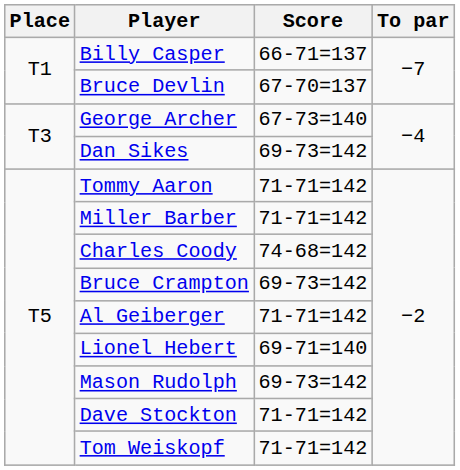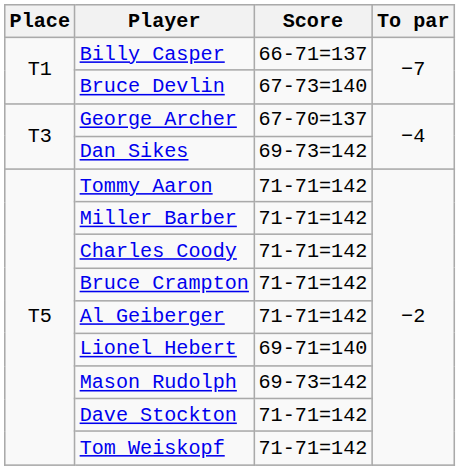(313, 87) 67-70=137 -> (313, 87) 67-73=140
(313, 120) 67-73=140 -> (313, 120) 67-70=137
(313, 251) 74-68=142 -> (313, 251) 71-71=142
(313, 284) 69-73=142 -> (313, 284) 71-71=142
